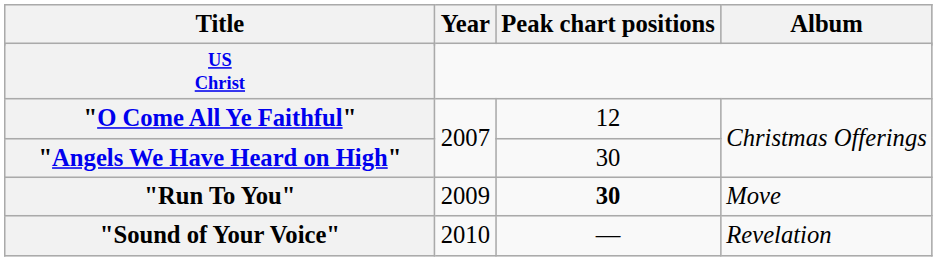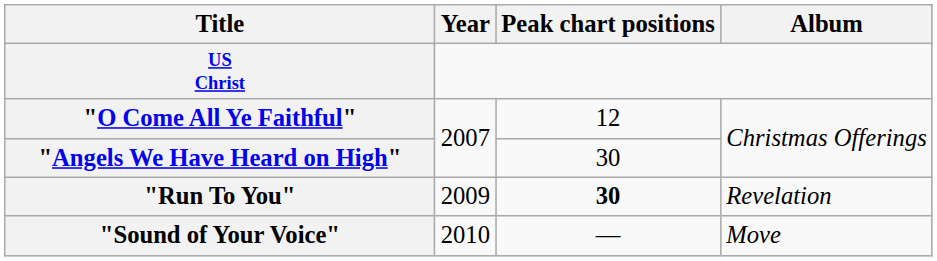(754, 196) Move -> (779, 196) Revelation
(779, 235) Revelation -> (754, 235) Move
